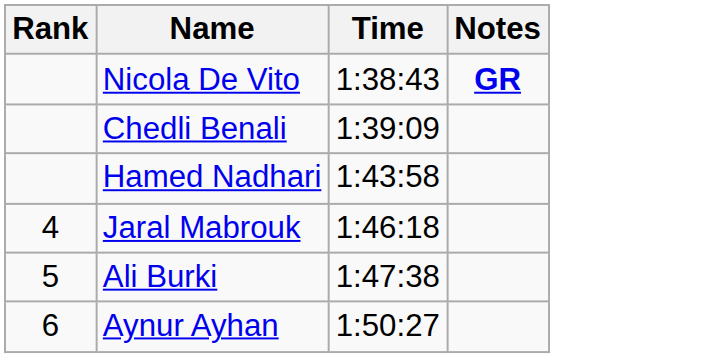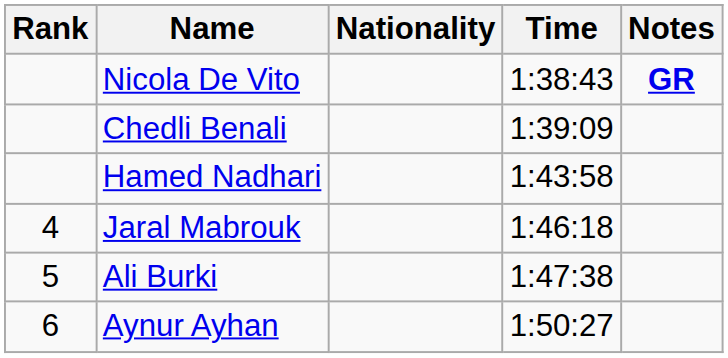+ column: (415, 29)
